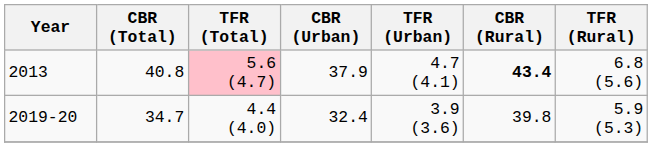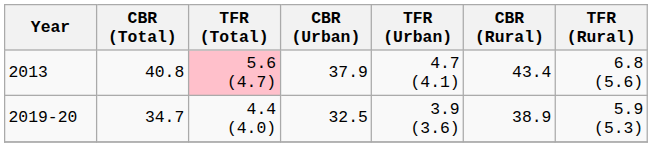(532, 73) bold -> (532, 73) normal
(348, 119) 32.4 -> (348, 119) 32.5
(532, 119) 39.8 -> (532, 119) 38.9
